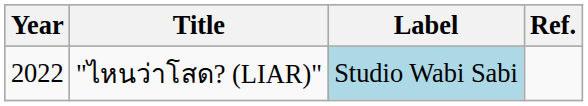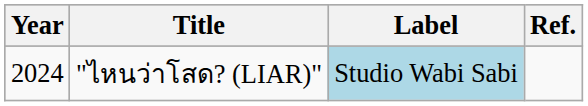(37, 73) 2022 -> (37, 73) 2024
